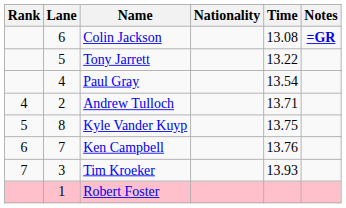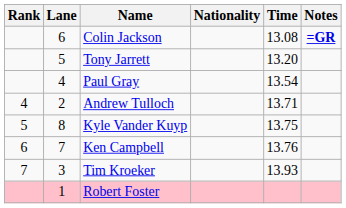(282, 59) 13.22 -> (282, 59) 13.20
